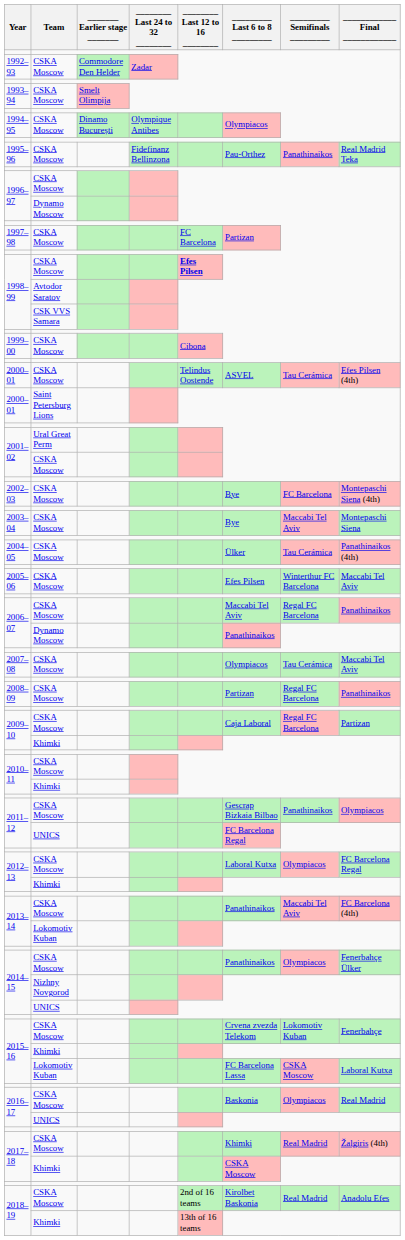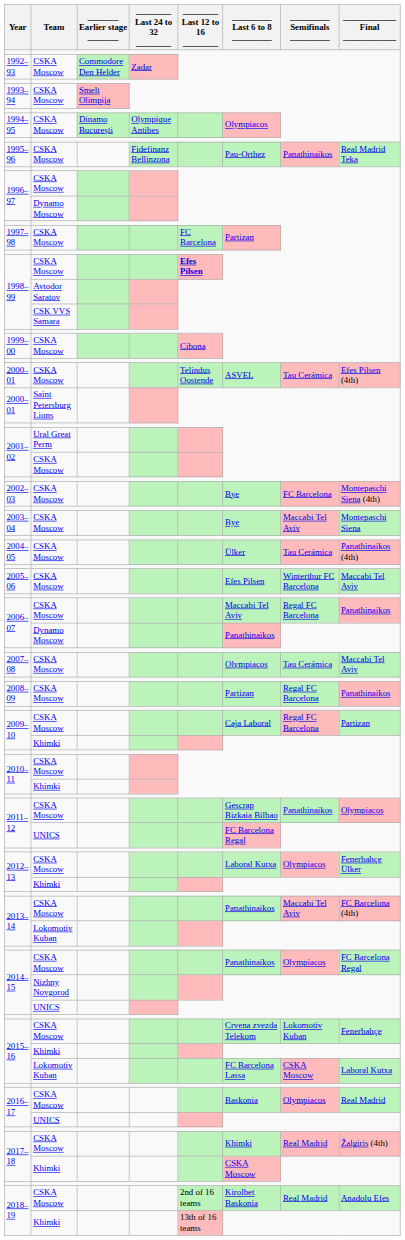(365, 864) FC Barcelona Regal -> (361, 864) Fenerbahçe Ülker
(361, 962) Fenerbahçe Ülker -> (365, 962) FC Barcelona Regal
